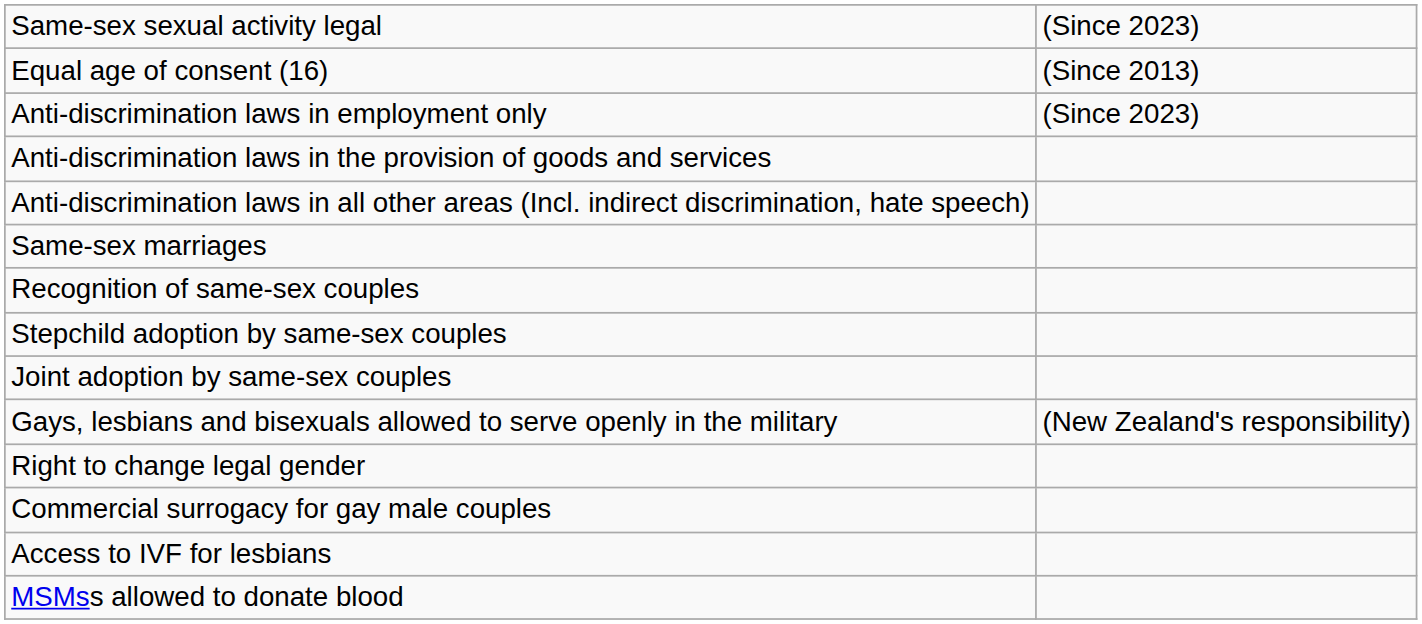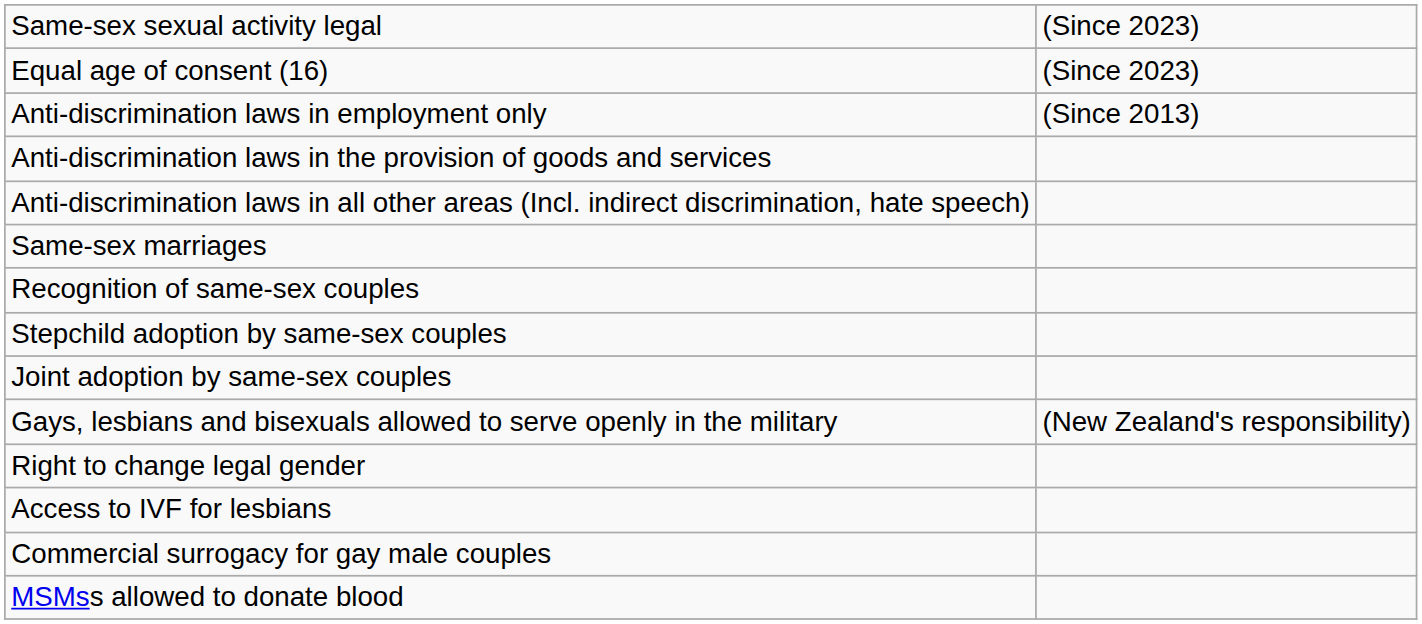(1121, 70) (Since 2013) -> (1121, 70) (Since 2023)
(1121, 114) (Since 2023) -> (1121, 114) (Since 2013)
rows swapped: (171, 553) <-> (281, 509)
